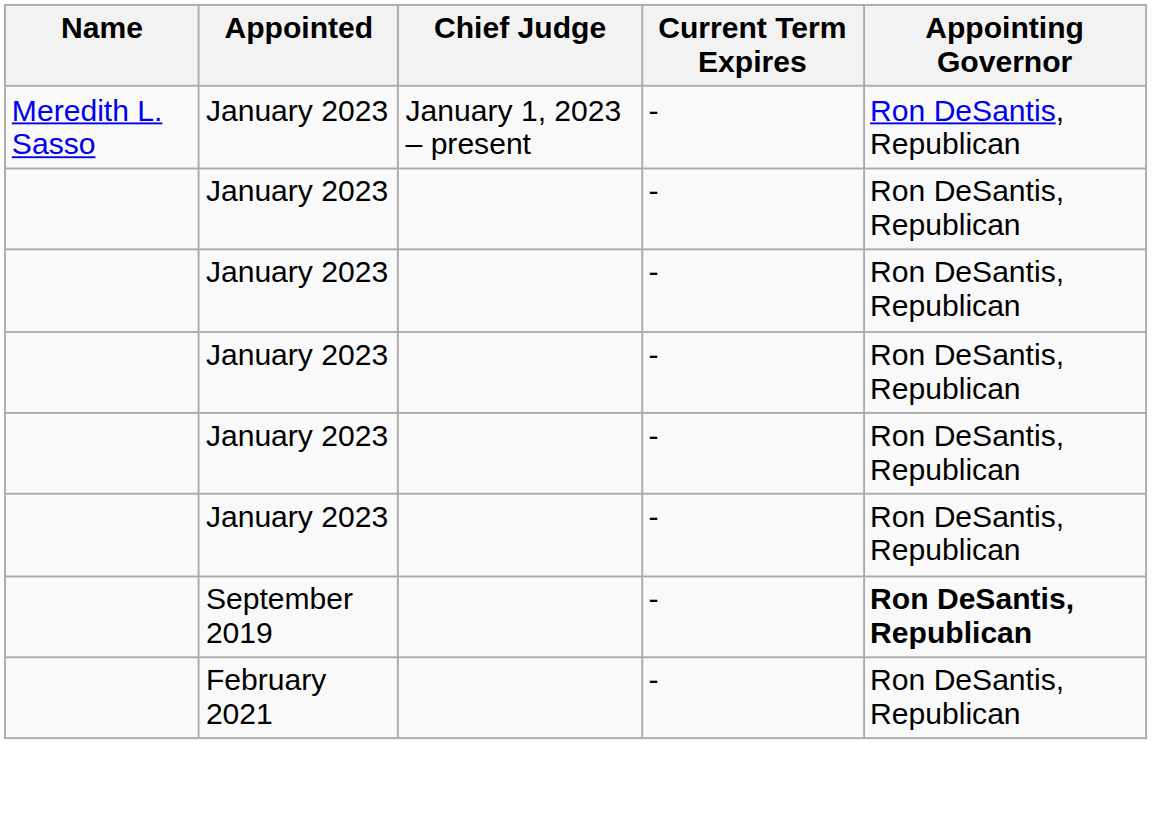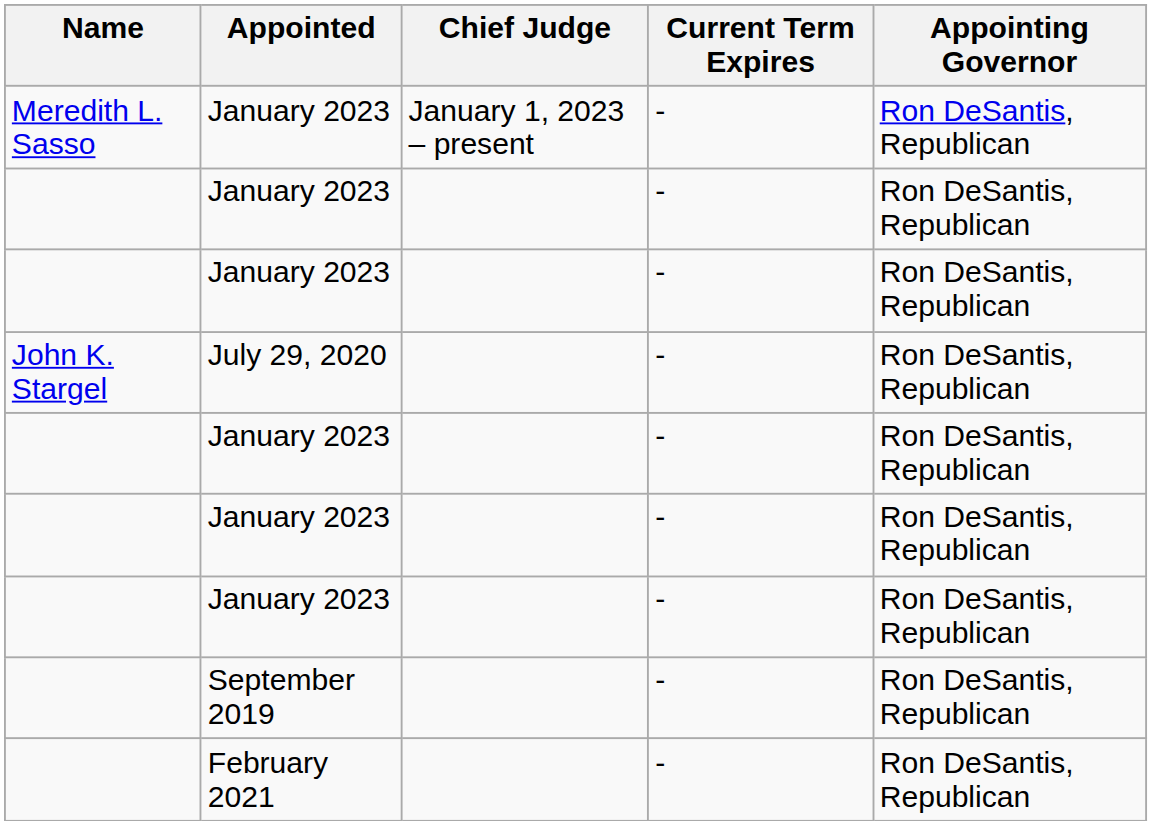+ row: (63, 371)
(972, 616) bold -> (977, 697) normal
